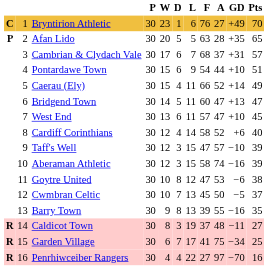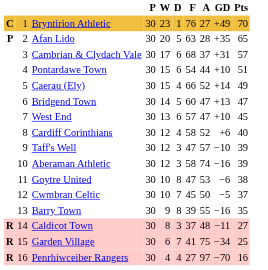- column: (192, 7)
